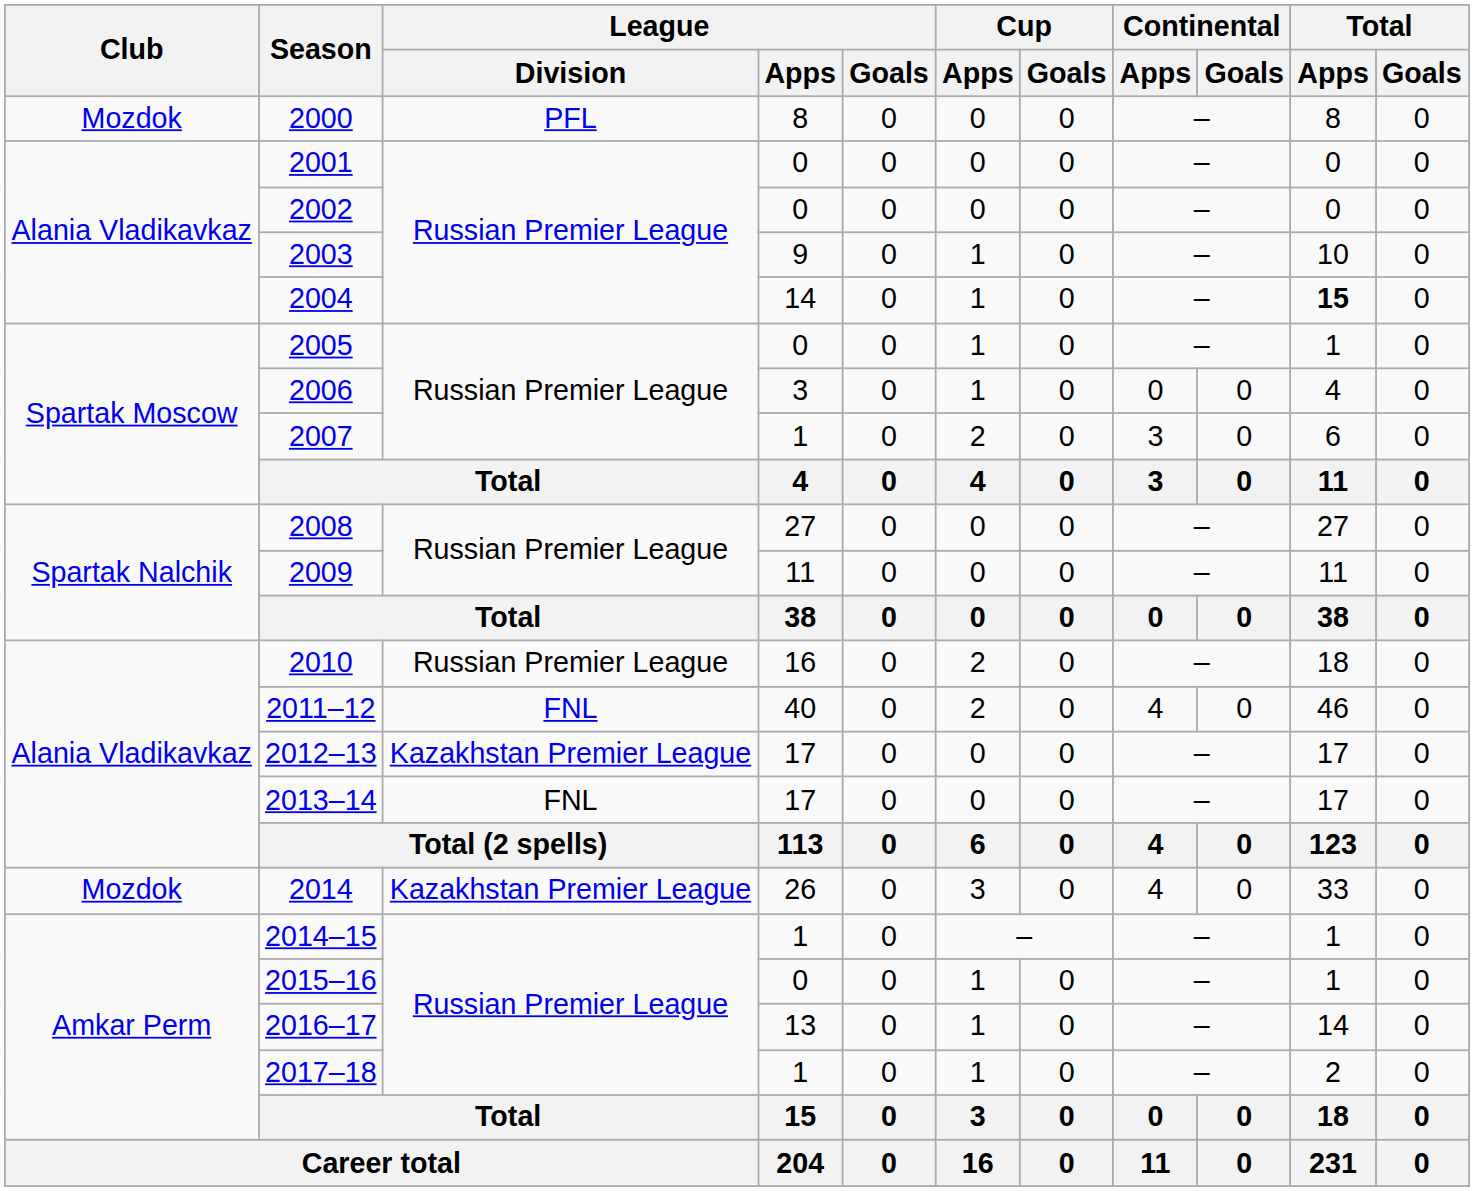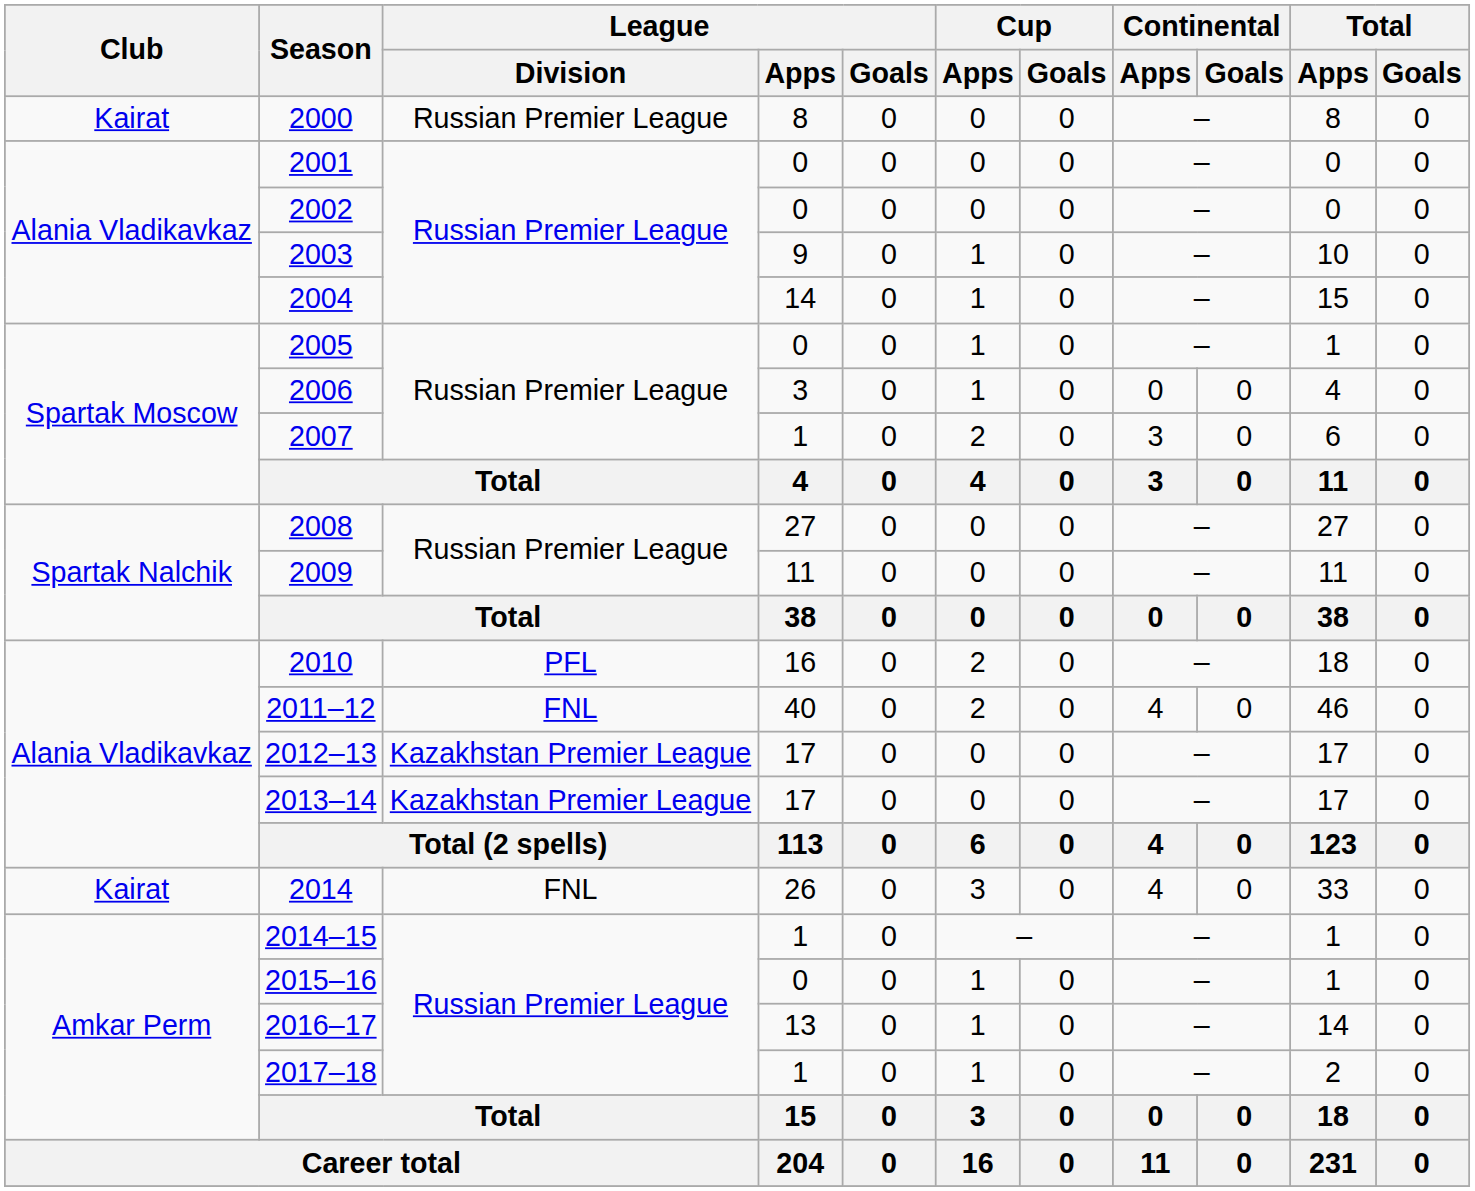(132, 118) Mozdok -> (132, 118) Kairat
(571, 118) PFL -> (571, 118) Russian Premier League
(1333, 299) bold -> (1333, 299) normal
(571, 663) Russian Premier League -> (571, 663) PFL
(570, 799) FNL -> (571, 799) Kazakhstan Premier League
(132, 890) Mozdok -> (132, 890) Kairat
(571, 890) Kazakhstan Premier League -> (570, 890) FNL
